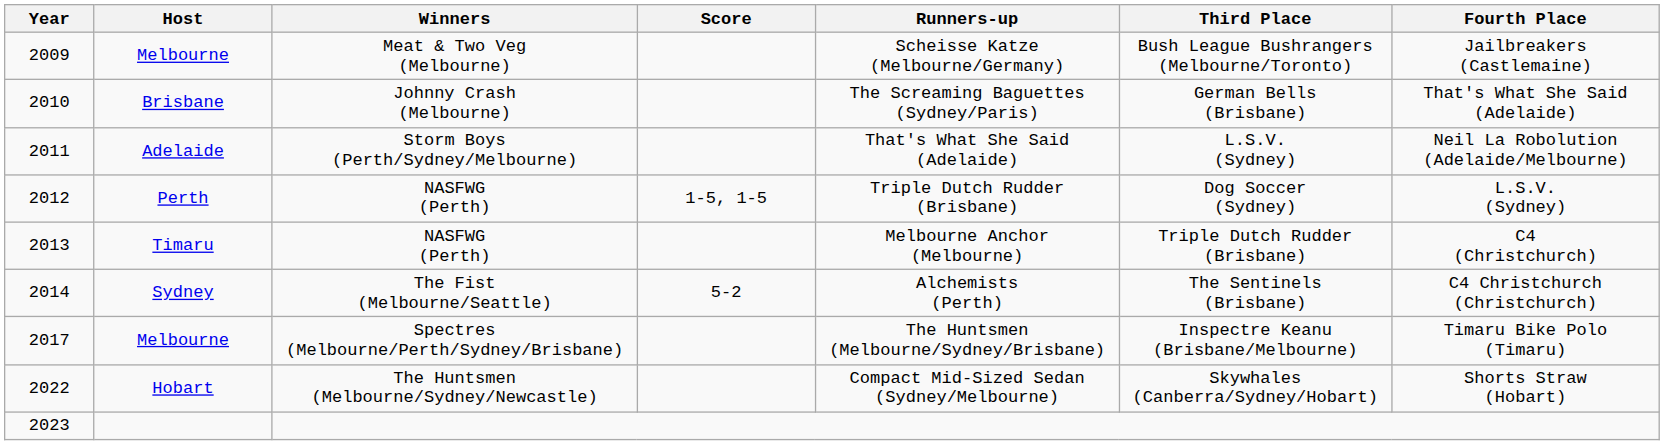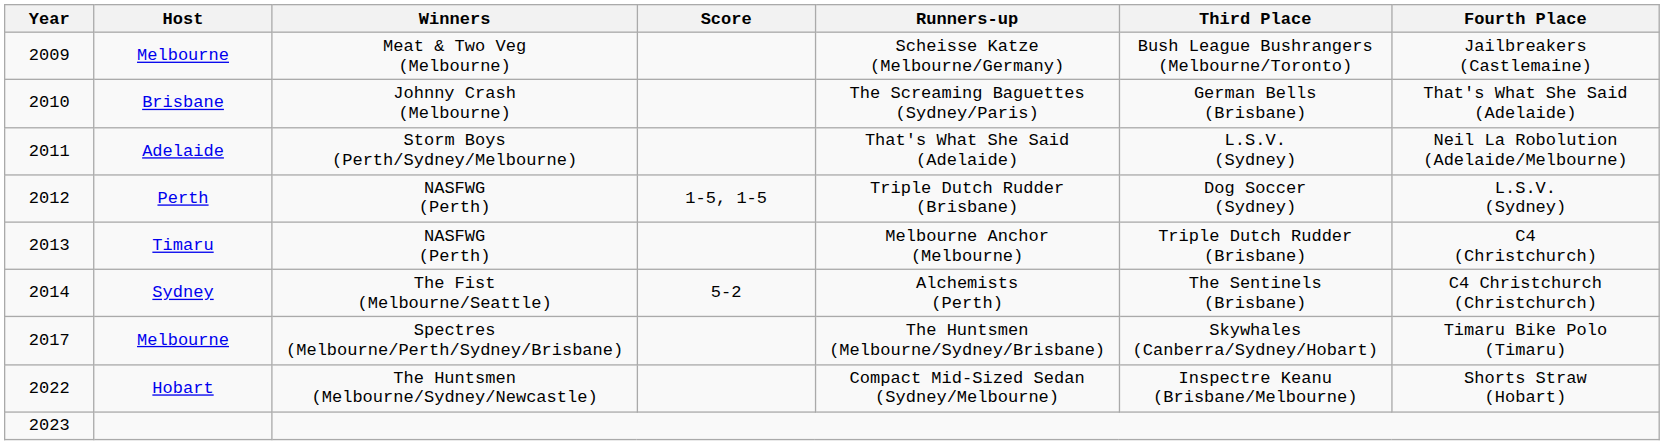(1255, 341) Inspectre Keanu (Brisbane/Melbourne) -> (1255, 341) Skywhales (Canberra/Sydney/Hobart)
(1255, 388) Skywhales (Canberra/Sydney/Hobart) -> (1255, 388) Inspectre Keanu (Brisbane/Melbourne)
